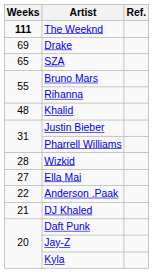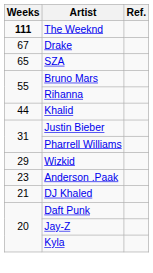(23, 45) 69 -> (23, 45) 67
(23, 111) 48 -> (23, 111) 44
(23, 161) 28 -> (23, 161) 29
- row: (63, 177)
(23, 194) 22 -> (23, 177) 23
